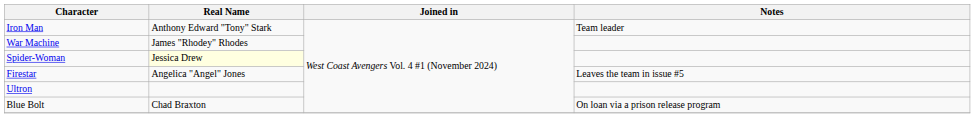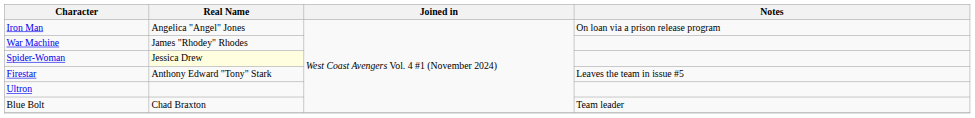(212, 27) Anthony Edward "Tony" Stark -> (198, 27) Angelica "Angel" Jones
(600, 27) Team leader -> (648, 27) On loan via a prison release program
(198, 74) Angelica "Angel" Jones -> (212, 74) Anthony Edward "Tony" Stark
(648, 105) On loan via a prison release program -> (600, 105) Team leader
